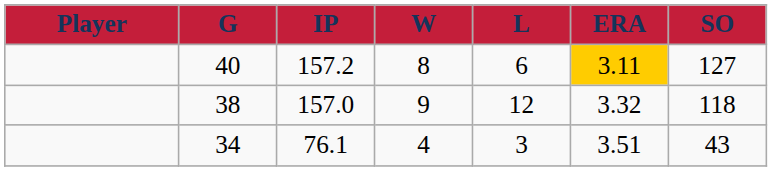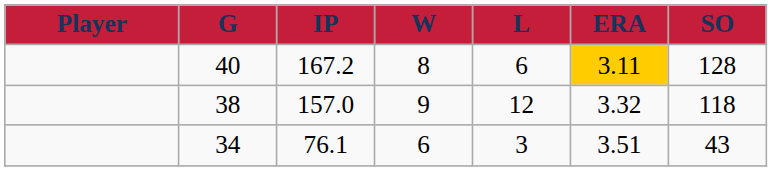(326, 64) 157.2 -> (326, 64) 167.2
(717, 64) 127 -> (717, 64) 128
(424, 144) 4 -> (424, 144) 6
